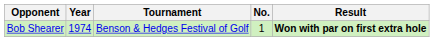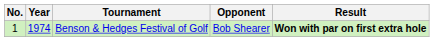columns swapped: (262, 13) <-> (35, 13)
